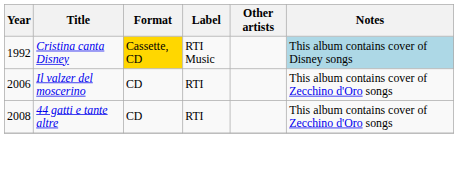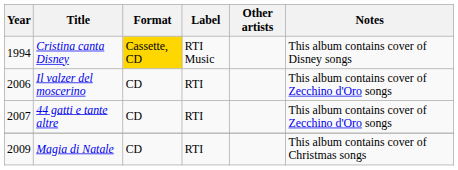(19, 52) 1992 -> (19, 52) 1994
(358, 52) lightblue background -> (358, 52) no background
(19, 116) 2008 -> (19, 116) 2007
+ row: (75, 148)
